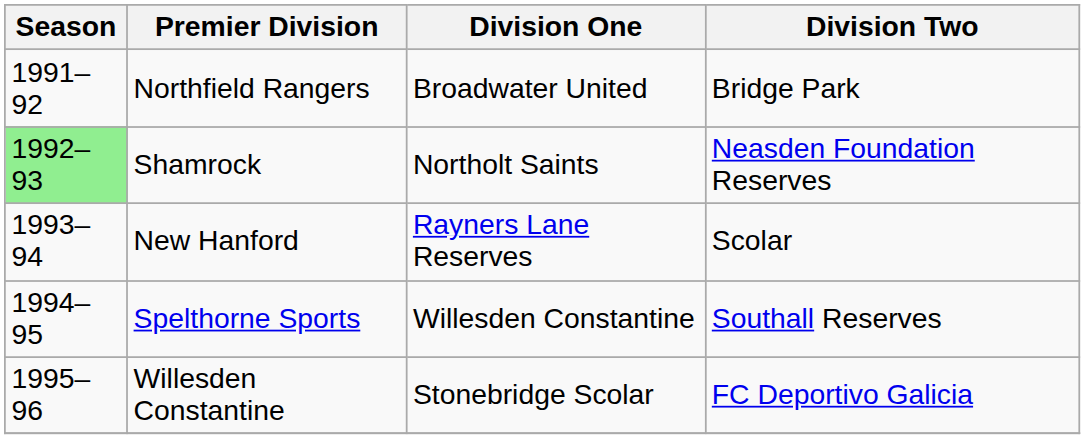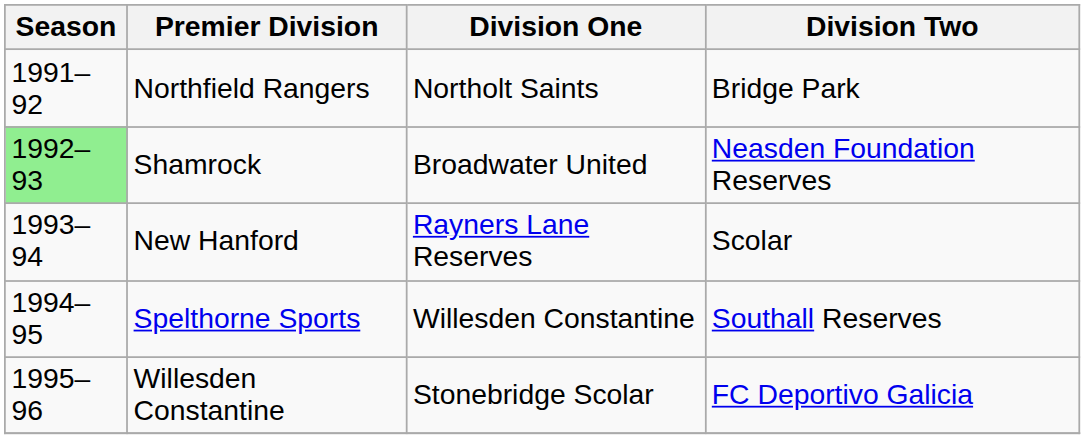(530, 87) Broadwater United -> (506, 87) Northolt Saints
(506, 164) Northolt Saints -> (530, 164) Broadwater United
